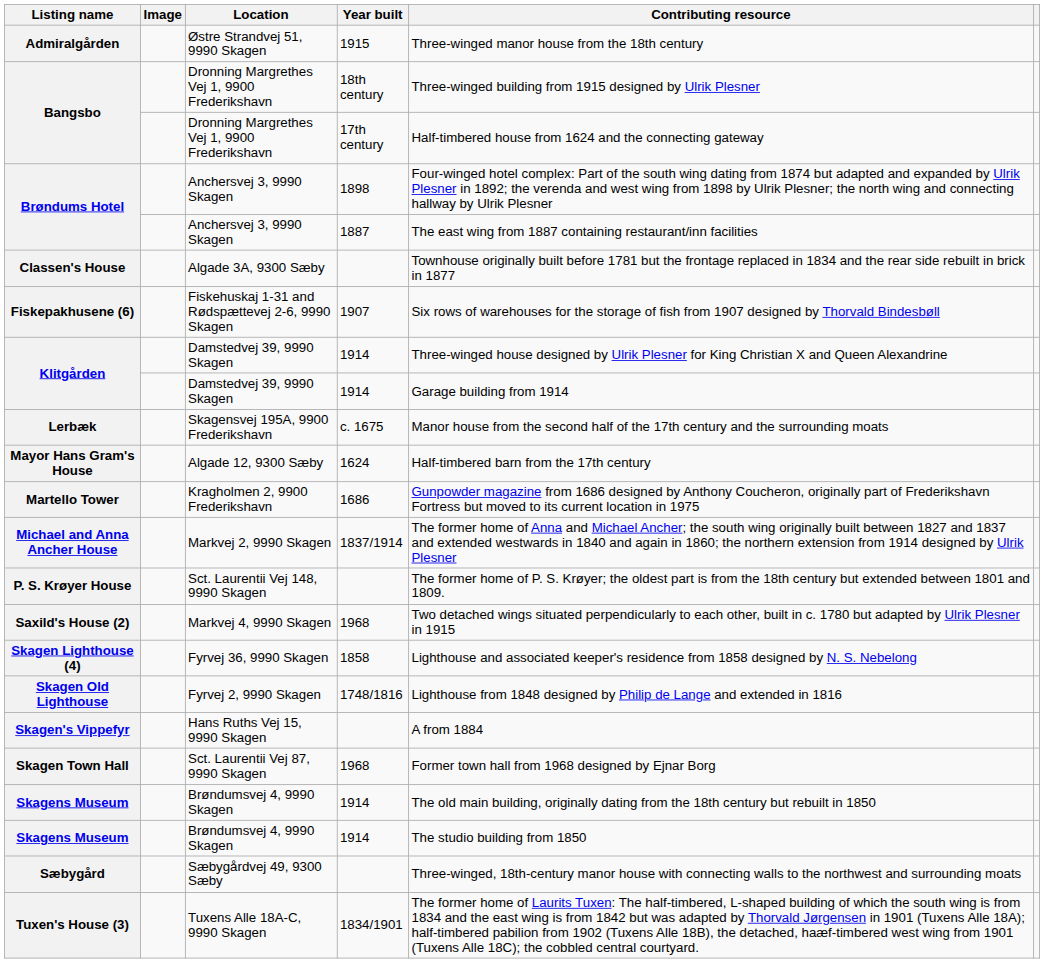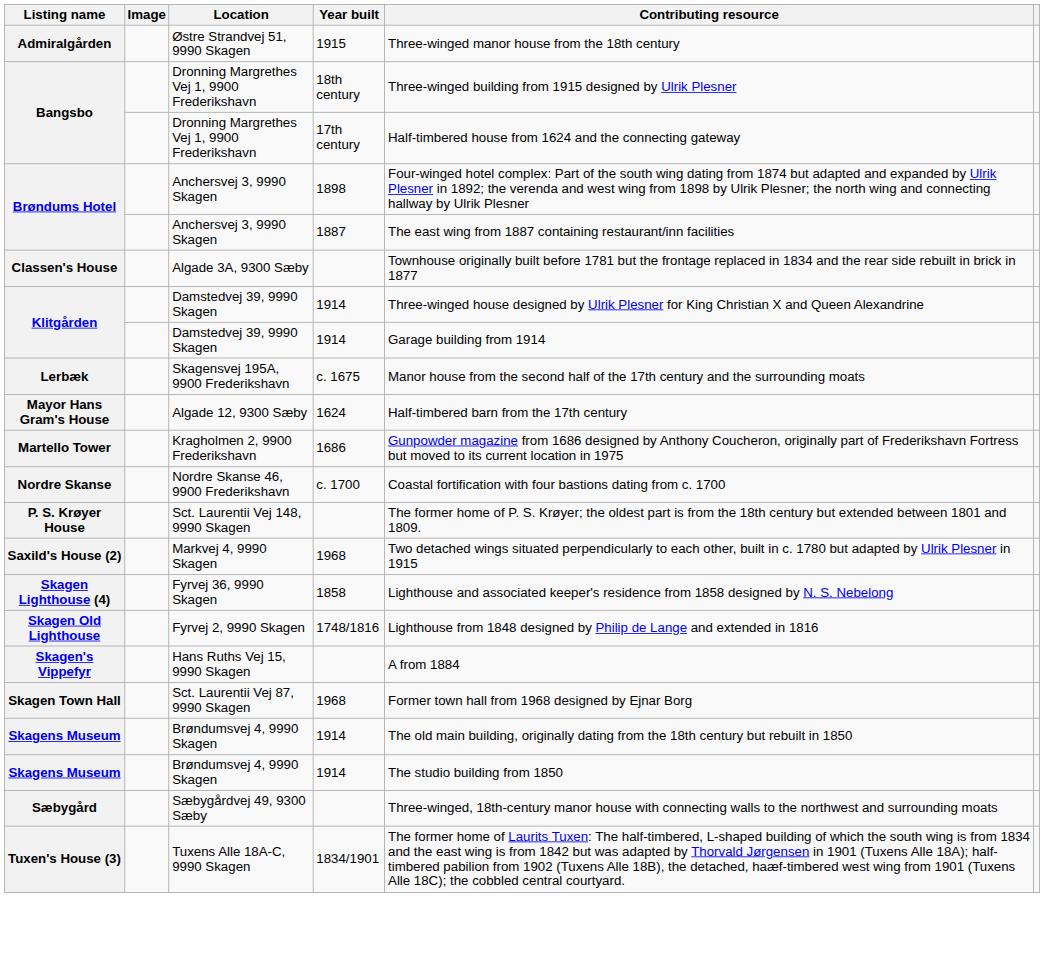- row: (72, 311)
- row: (72, 542)
+ row: (64, 484)
